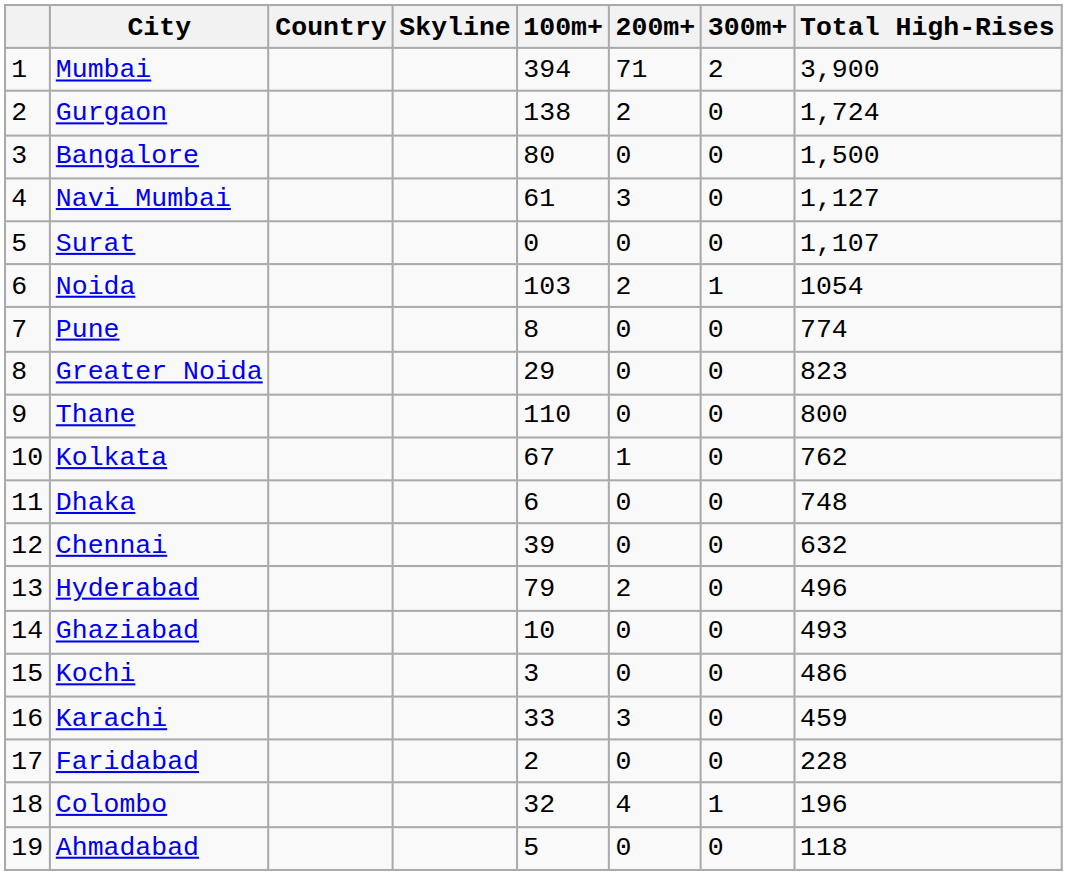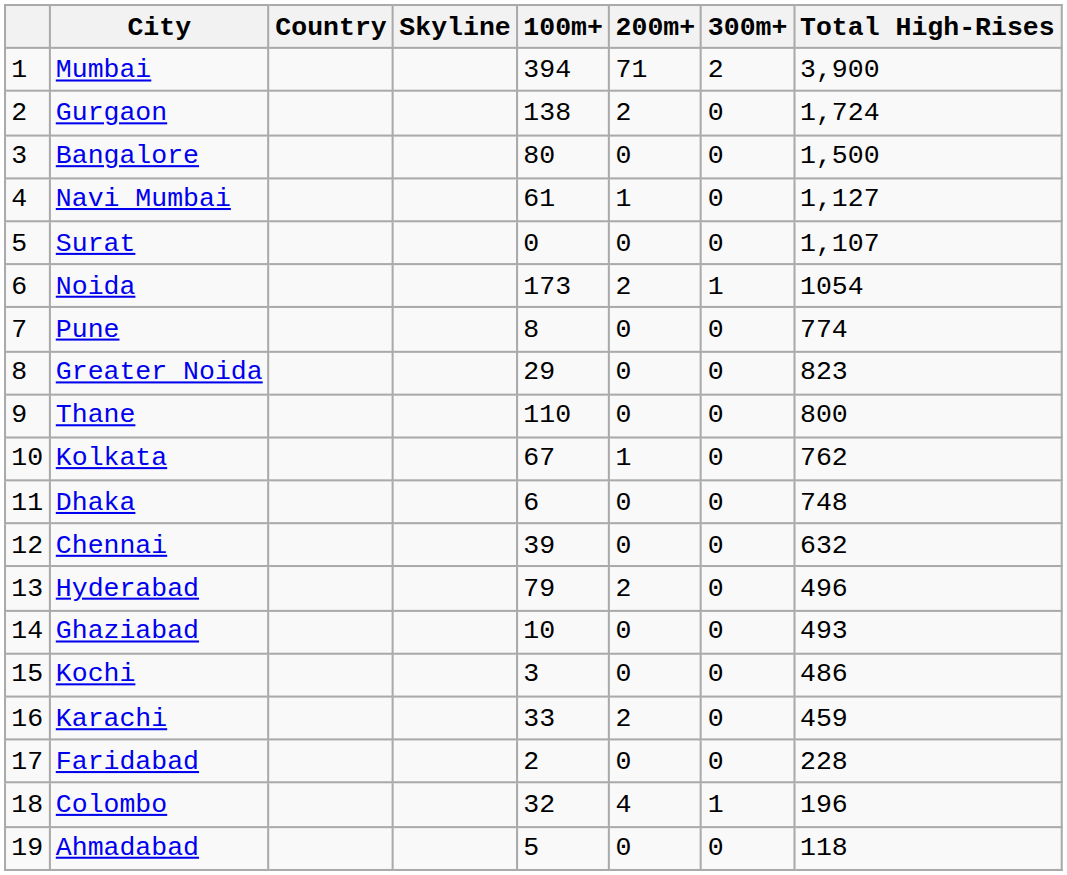(624, 200) 3 -> (624, 200) 1
(547, 286) 103 -> (547, 286) 173
(624, 718) 3 -> (624, 718) 2
